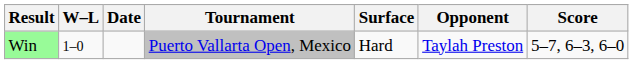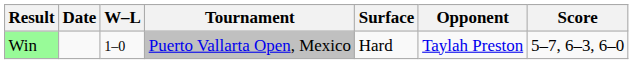columns swapped: (81, 17) <-> (124, 17)
